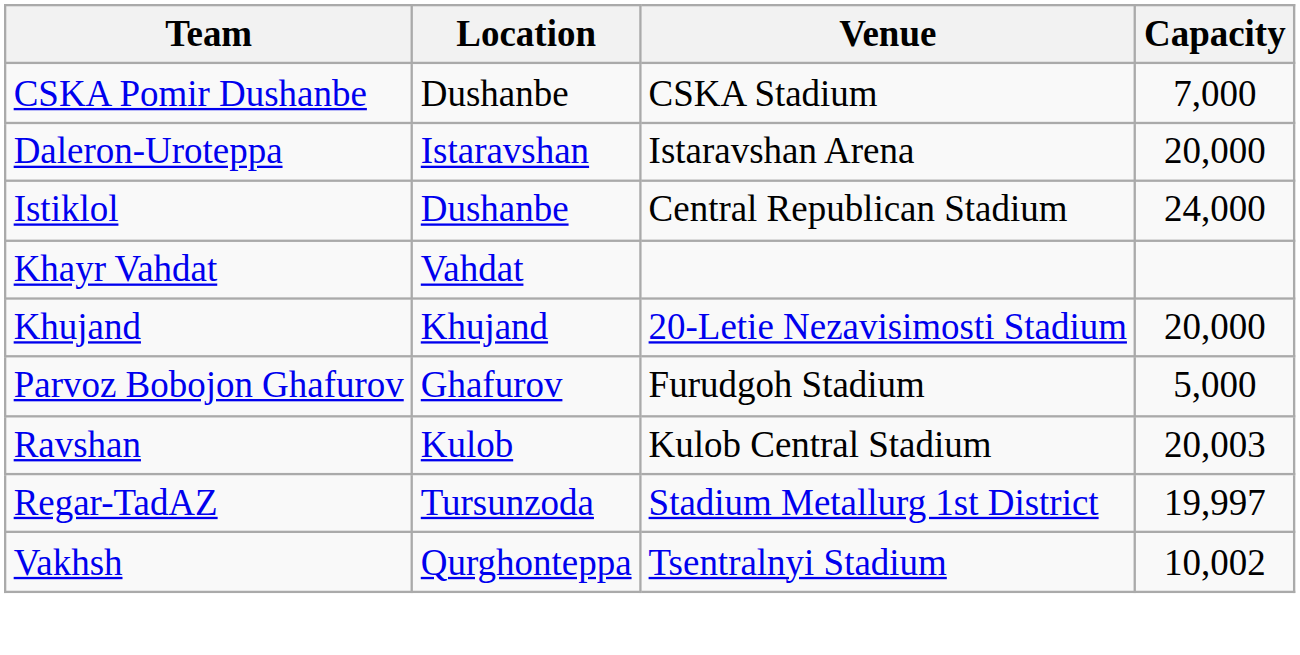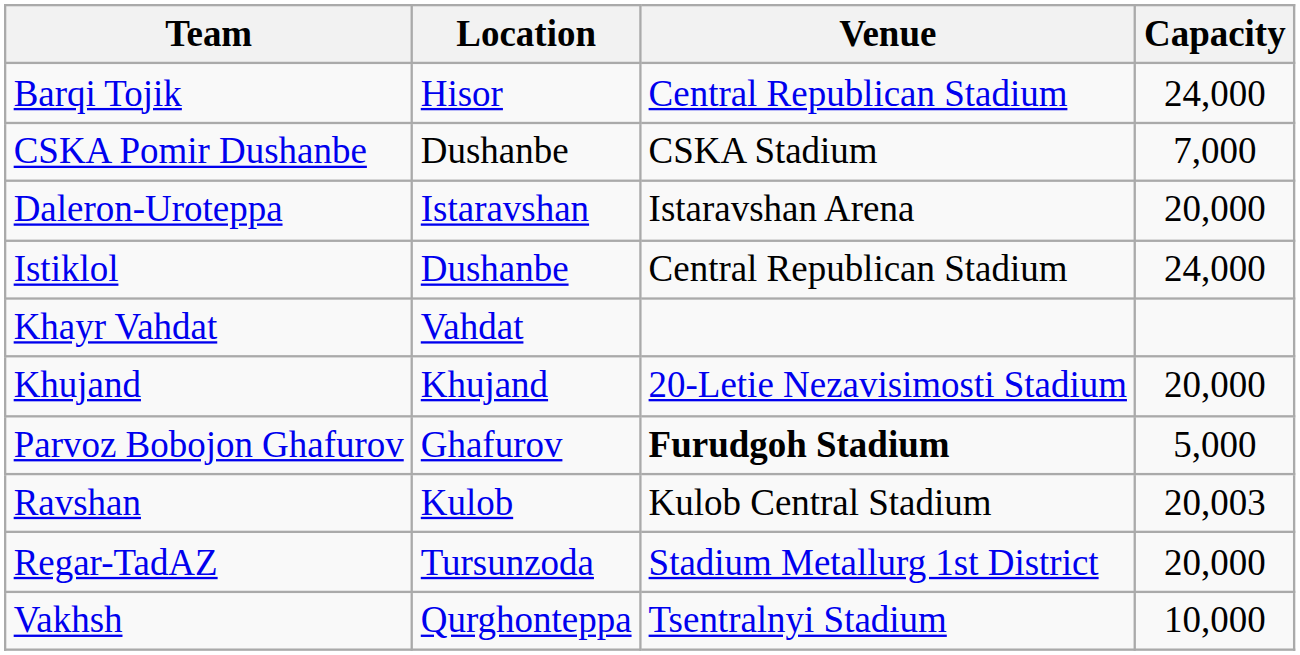+ row: (98, 92)
(787, 385) normal -> (799, 444) bold
(1215, 502) 19,997 -> (1215, 561) 20,000
(1215, 561) 10,002 -> (1215, 619) 10,000
